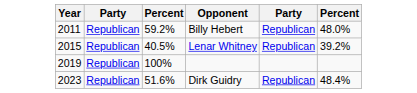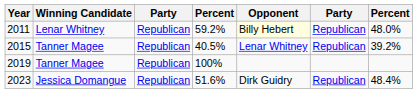+ column: (84, 13)
(216, 30) no background -> (266, 30) lightyellow background
